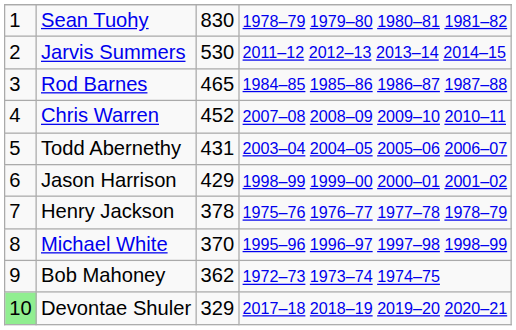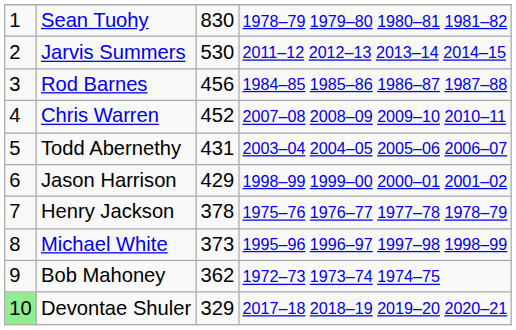(217, 84) 465 -> (217, 84) 456
(217, 244) 370 -> (217, 244) 373
